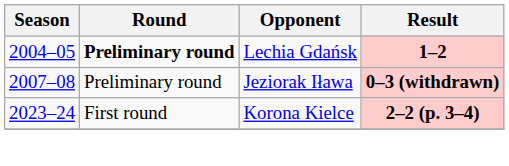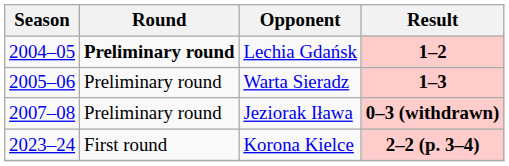+ row: (296, 82)
